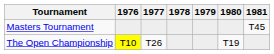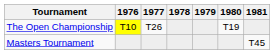rows swapped: (50, 27) <-> (60, 42)
